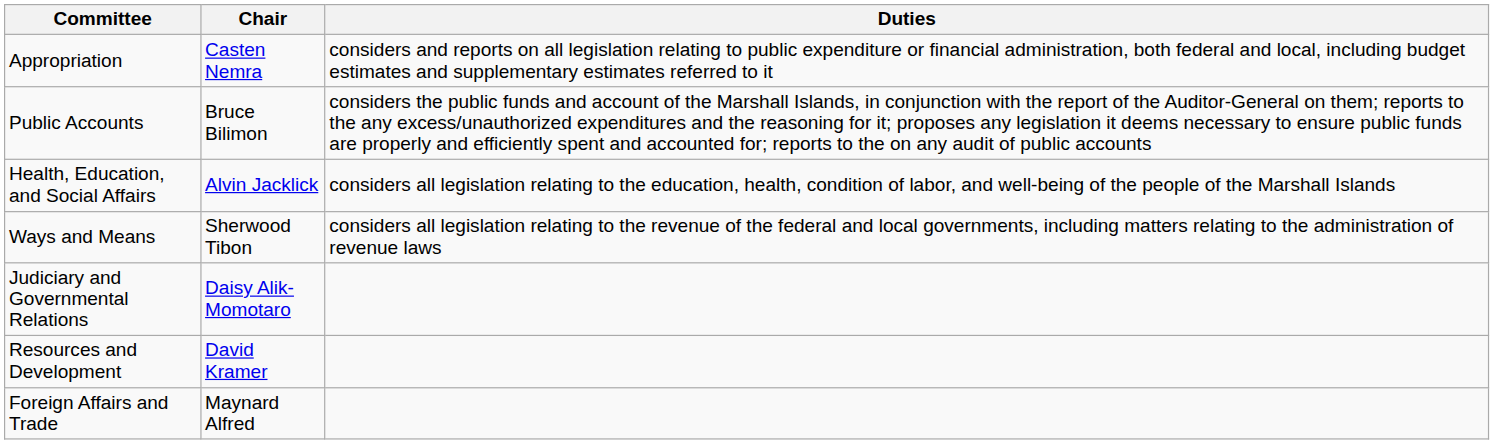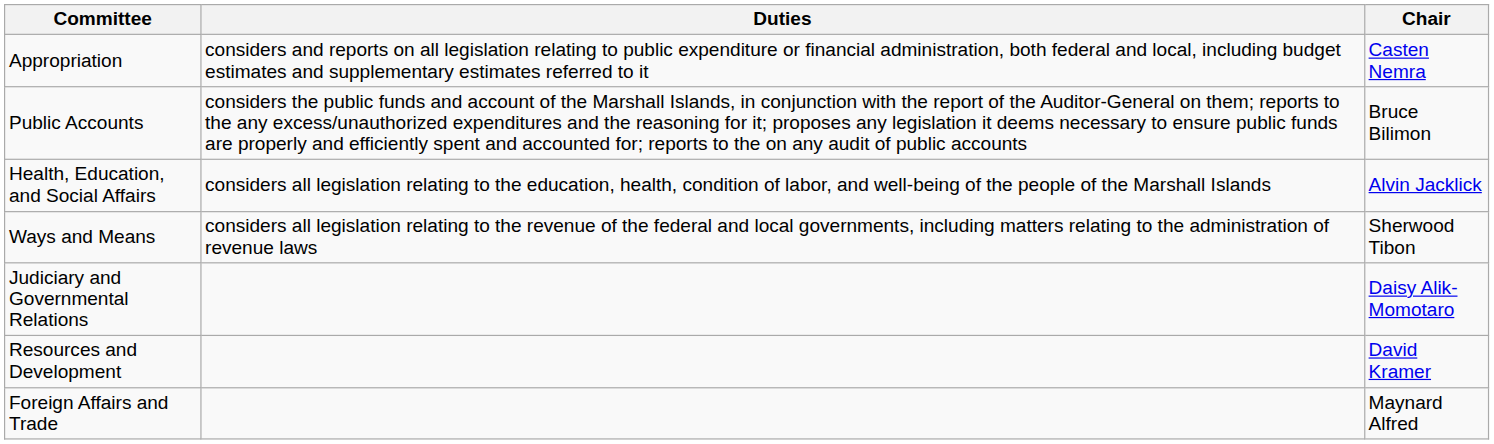columns swapped: (263, 19) <-> (907, 19)
